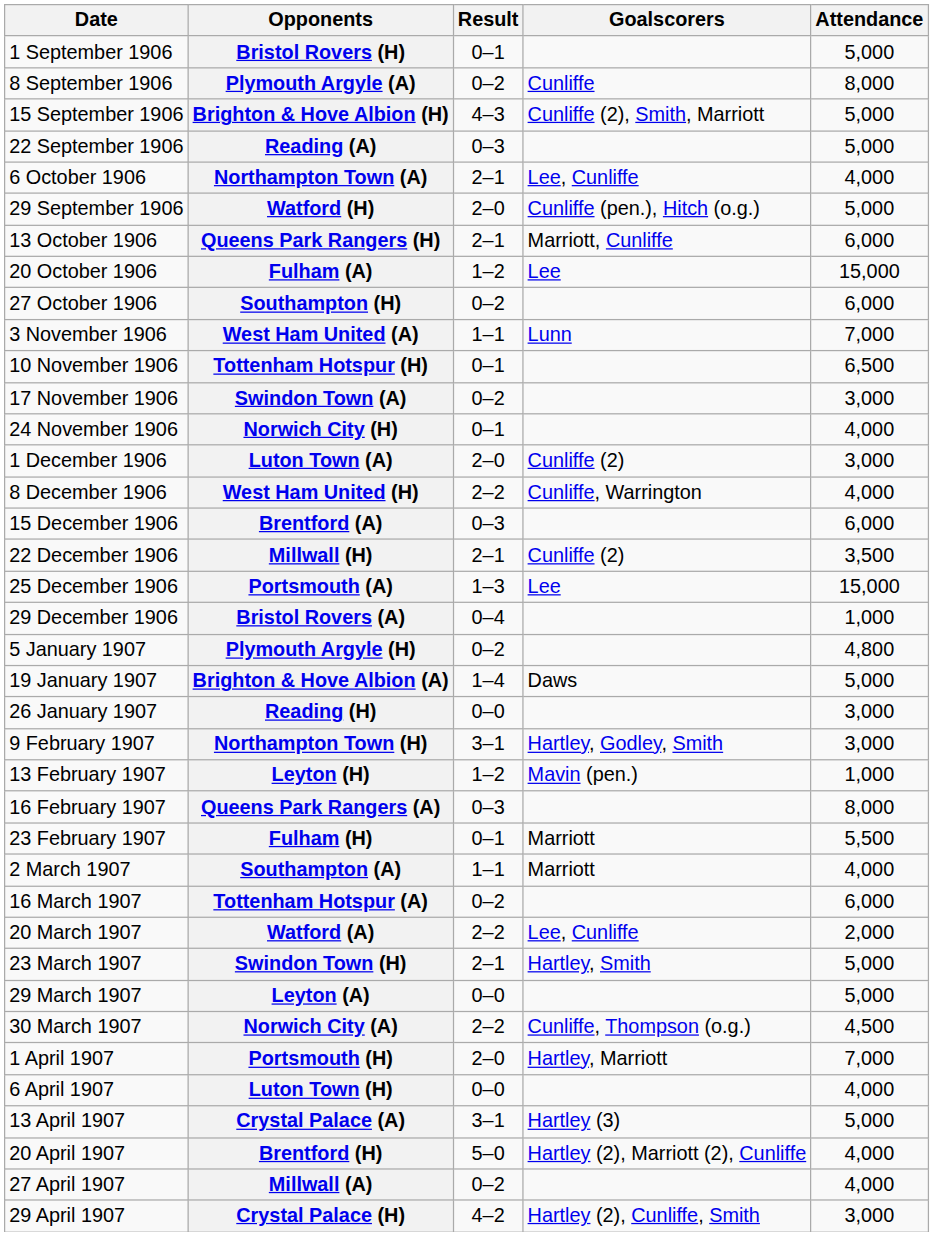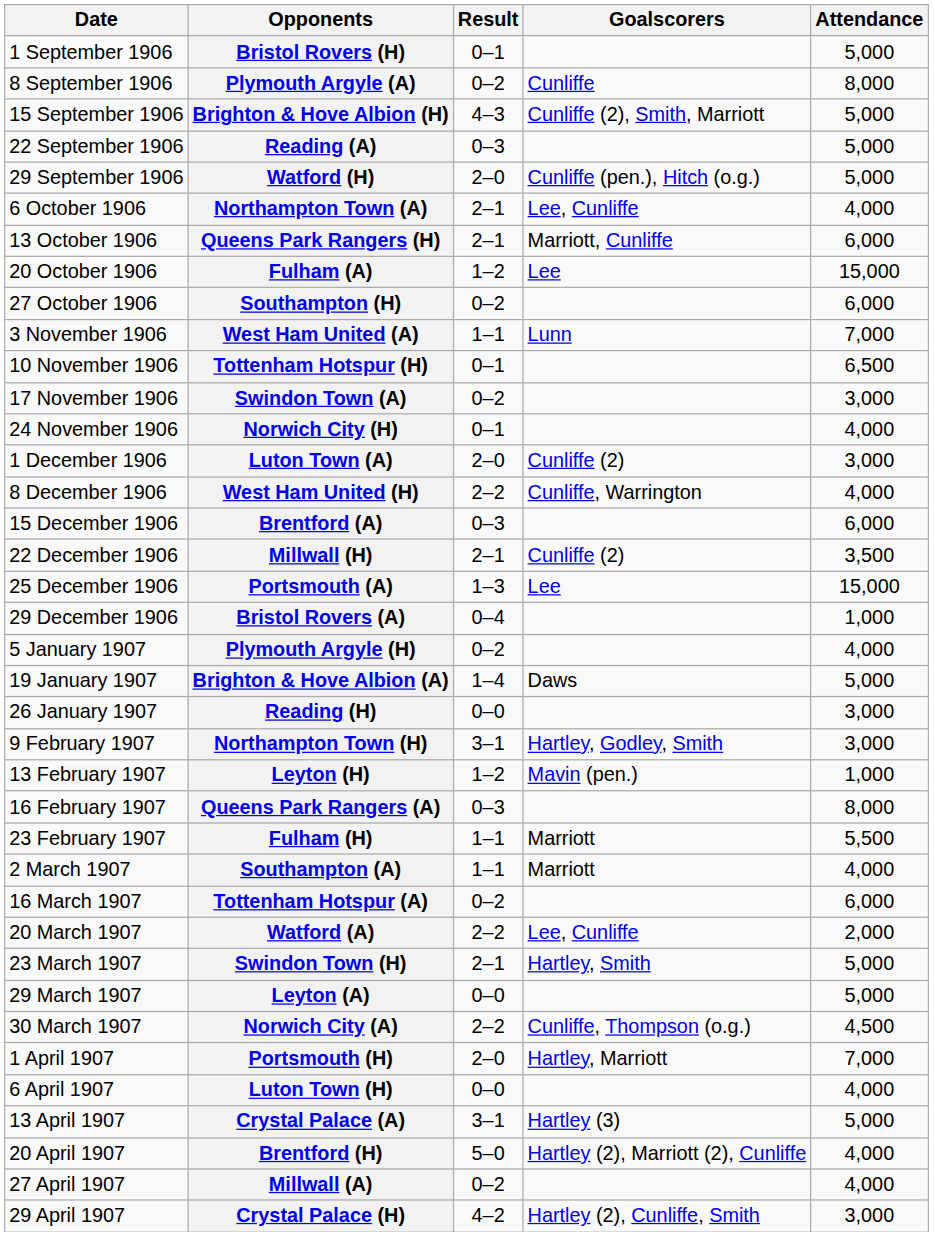rows swapped: (321, 209) <-> (321, 177)
(869, 649) 4,800 -> (869, 649) 4,000
(488, 838) 0–1 -> (488, 838) 1–1
